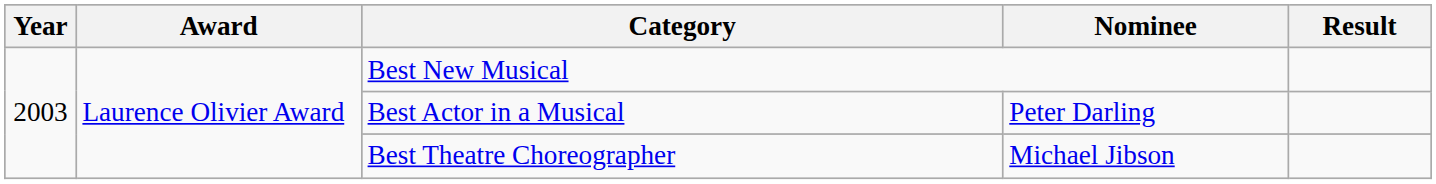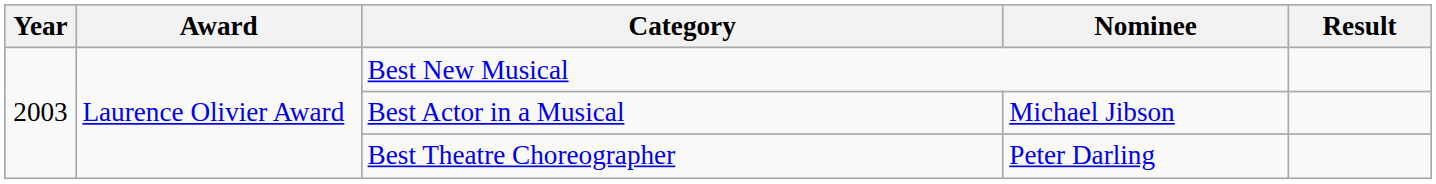(1082, 112) Peter Darling -> (1092, 112) Michael Jibson
(1092, 155) Michael Jibson -> (1082, 155) Peter Darling
